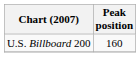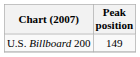(114, 43) 160 -> (114, 43) 149
